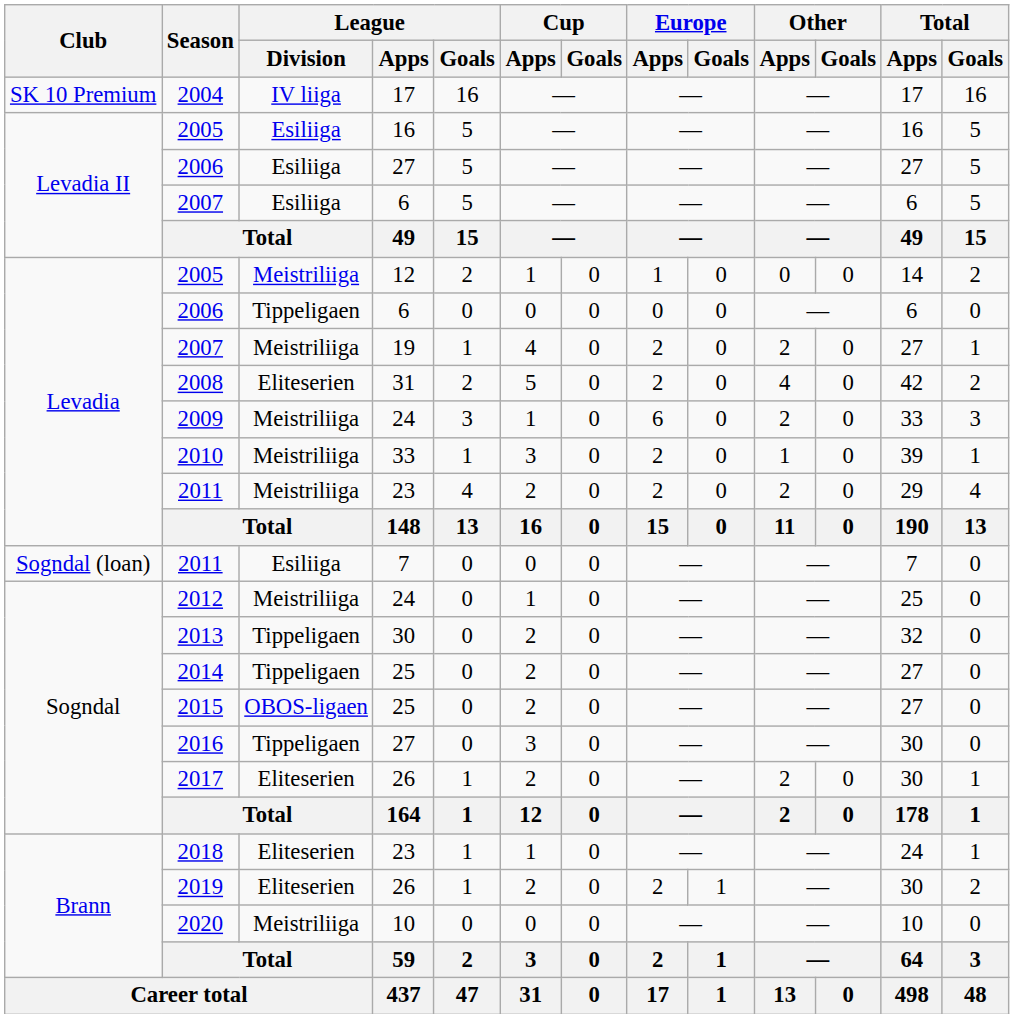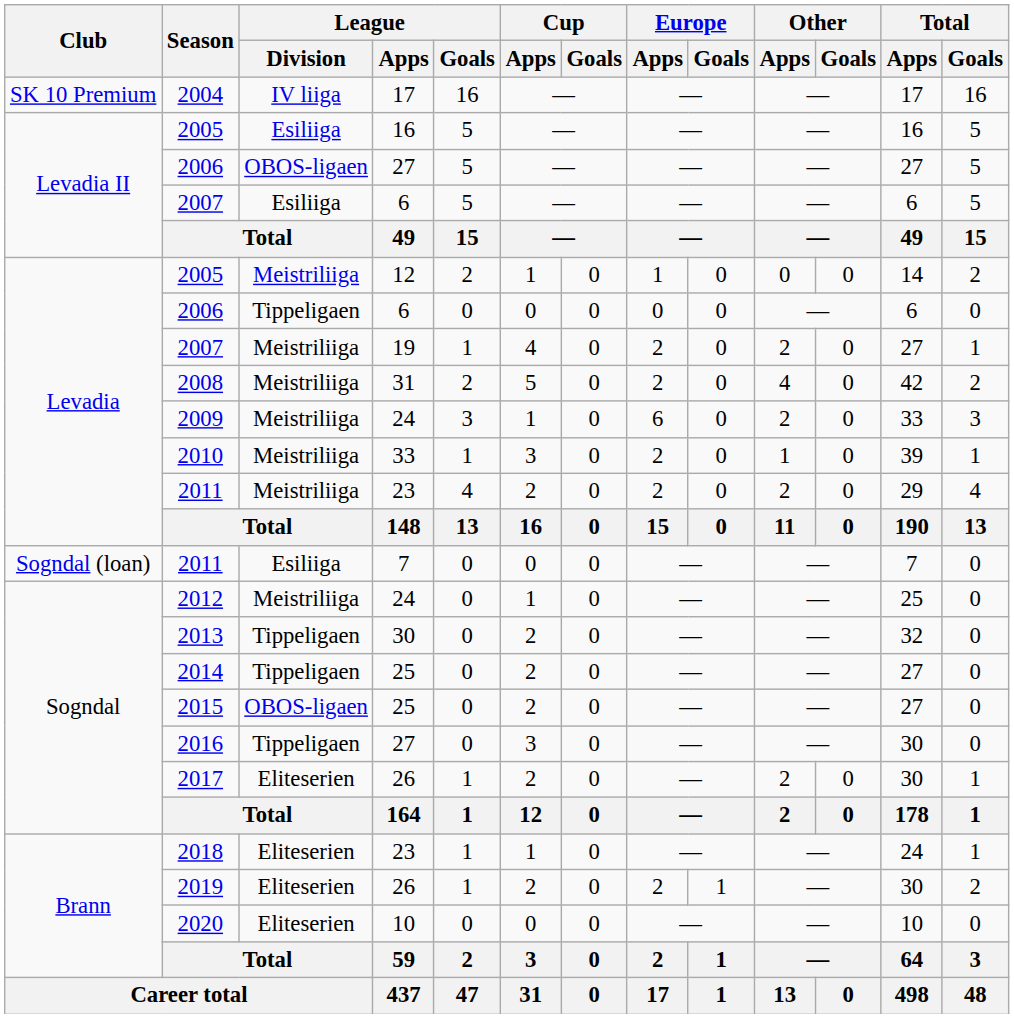(306, 166) Esiliiga -> (306, 166) OBOS-ligaen
(306, 382) Eliteserien -> (306, 382) Meistriliiga
(306, 923) Meistriliiga -> (306, 923) Eliteserien
